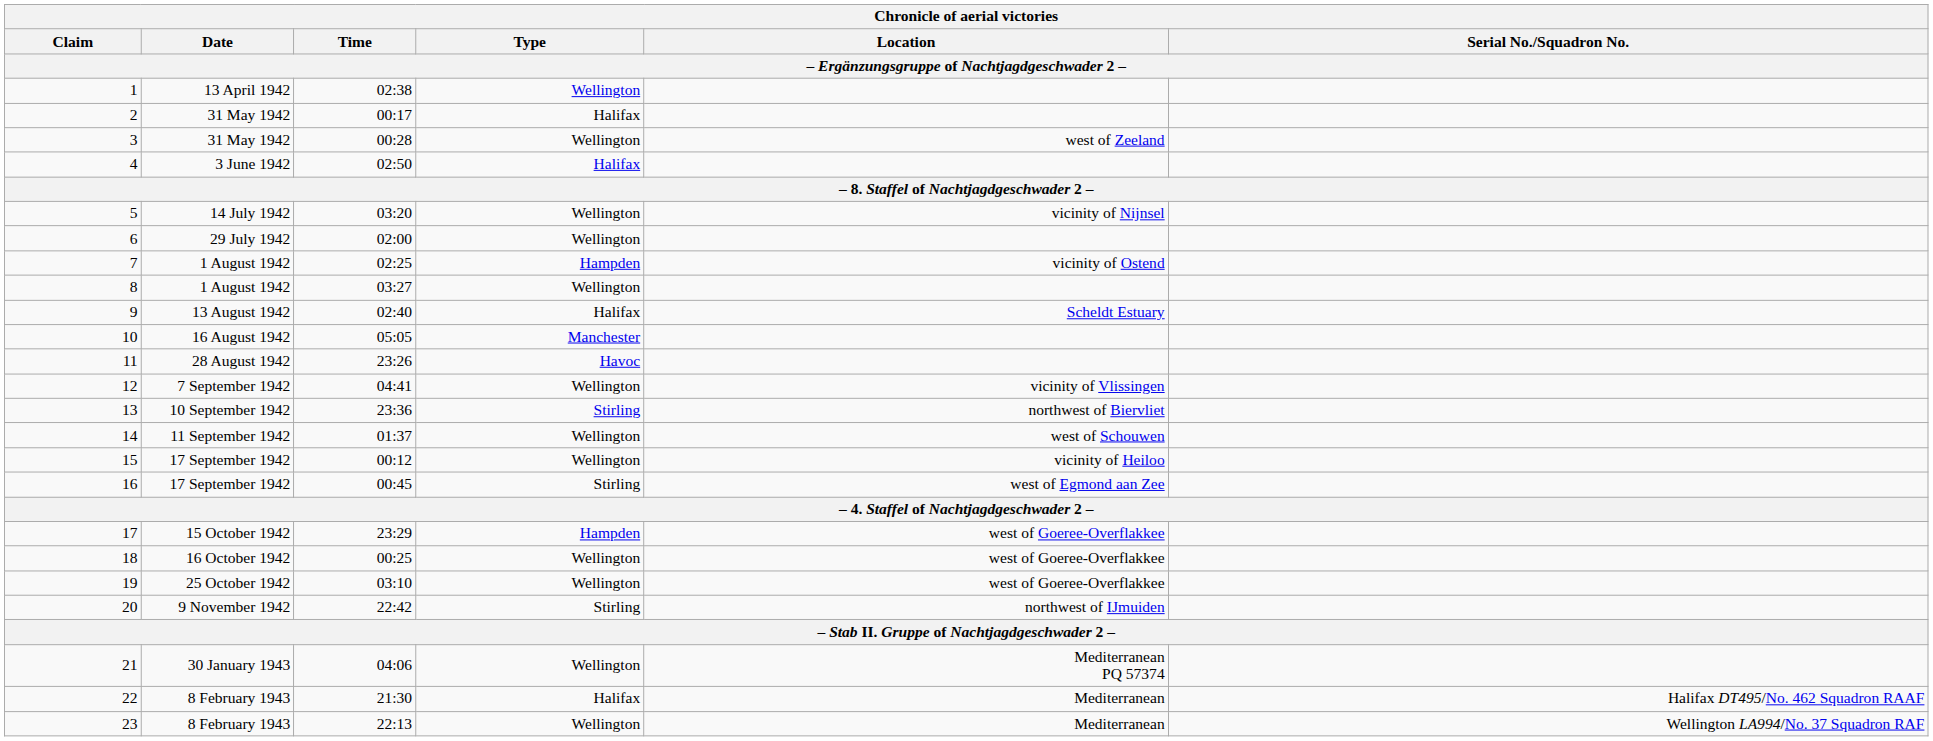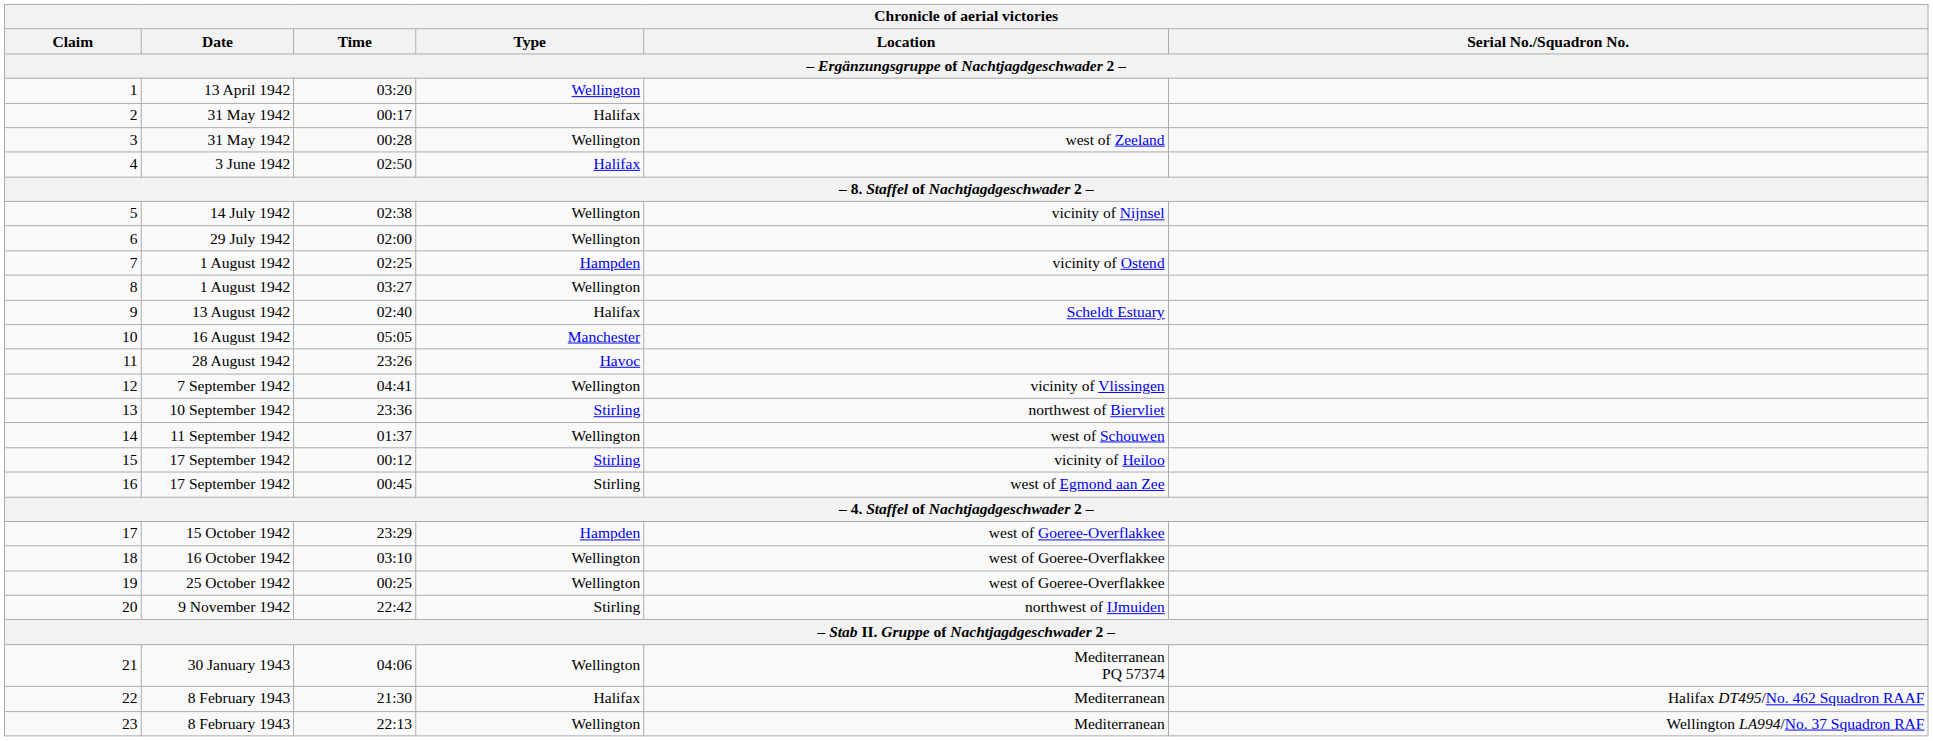(394, 90) 02:38 -> (394, 90) 03:20
(394, 213) 03:20 -> (394, 213) 02:38
(606, 459) Wellington -> (617, 459) Stirling
(394, 558) 00:25 -> (394, 558) 03:10
(394, 582) 03:10 -> (394, 582) 00:25
